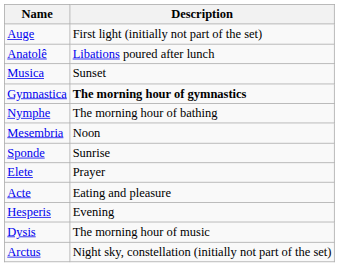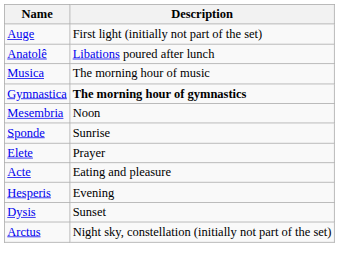(89, 73) Sunset -> (141, 73) The morning hour of music
- row: (29, 113)
(141, 232) The morning hour of music -> (89, 212) Sunset
